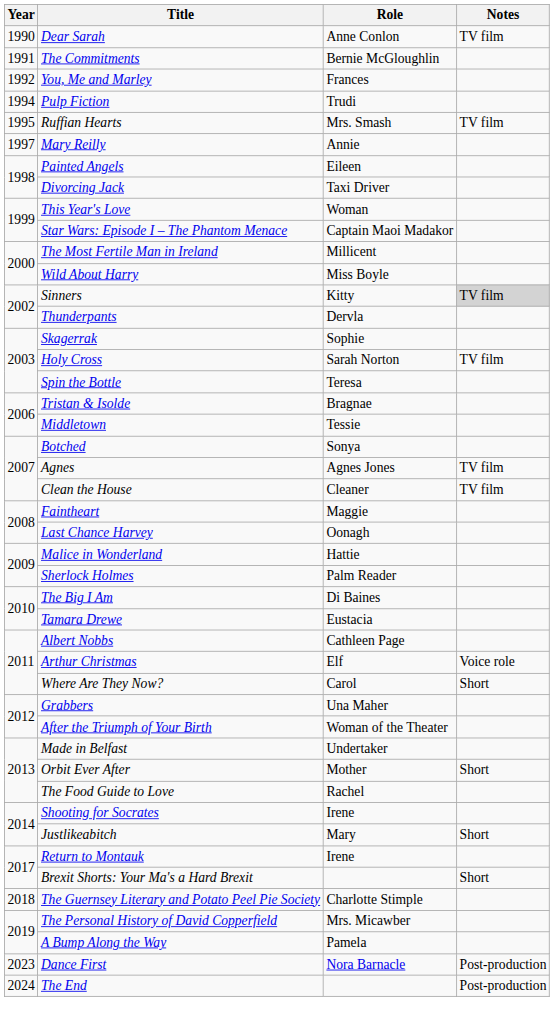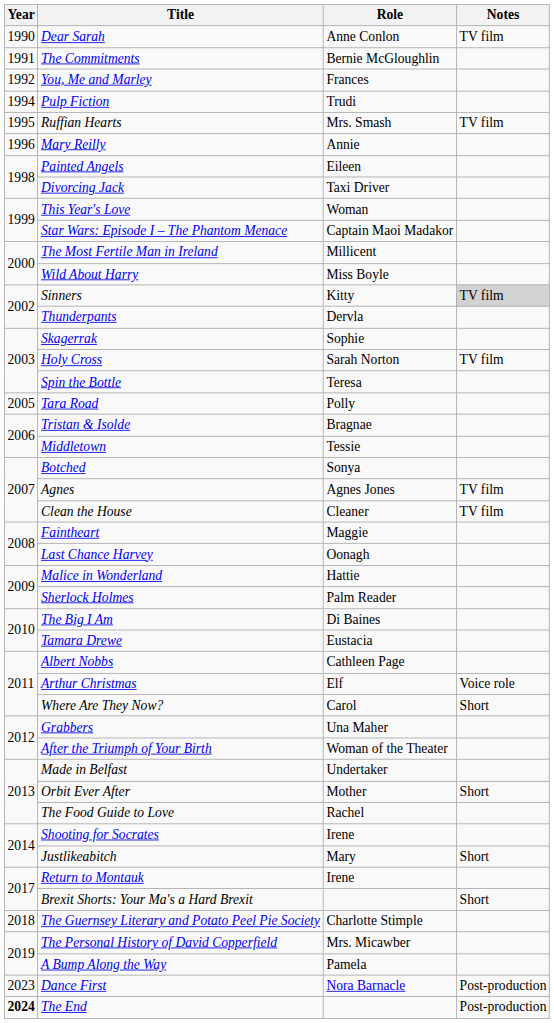(21, 144) 1997 -> (21, 144) 1996
+ row: (70, 403)
(21, 985) normal -> (21, 1007) bold
